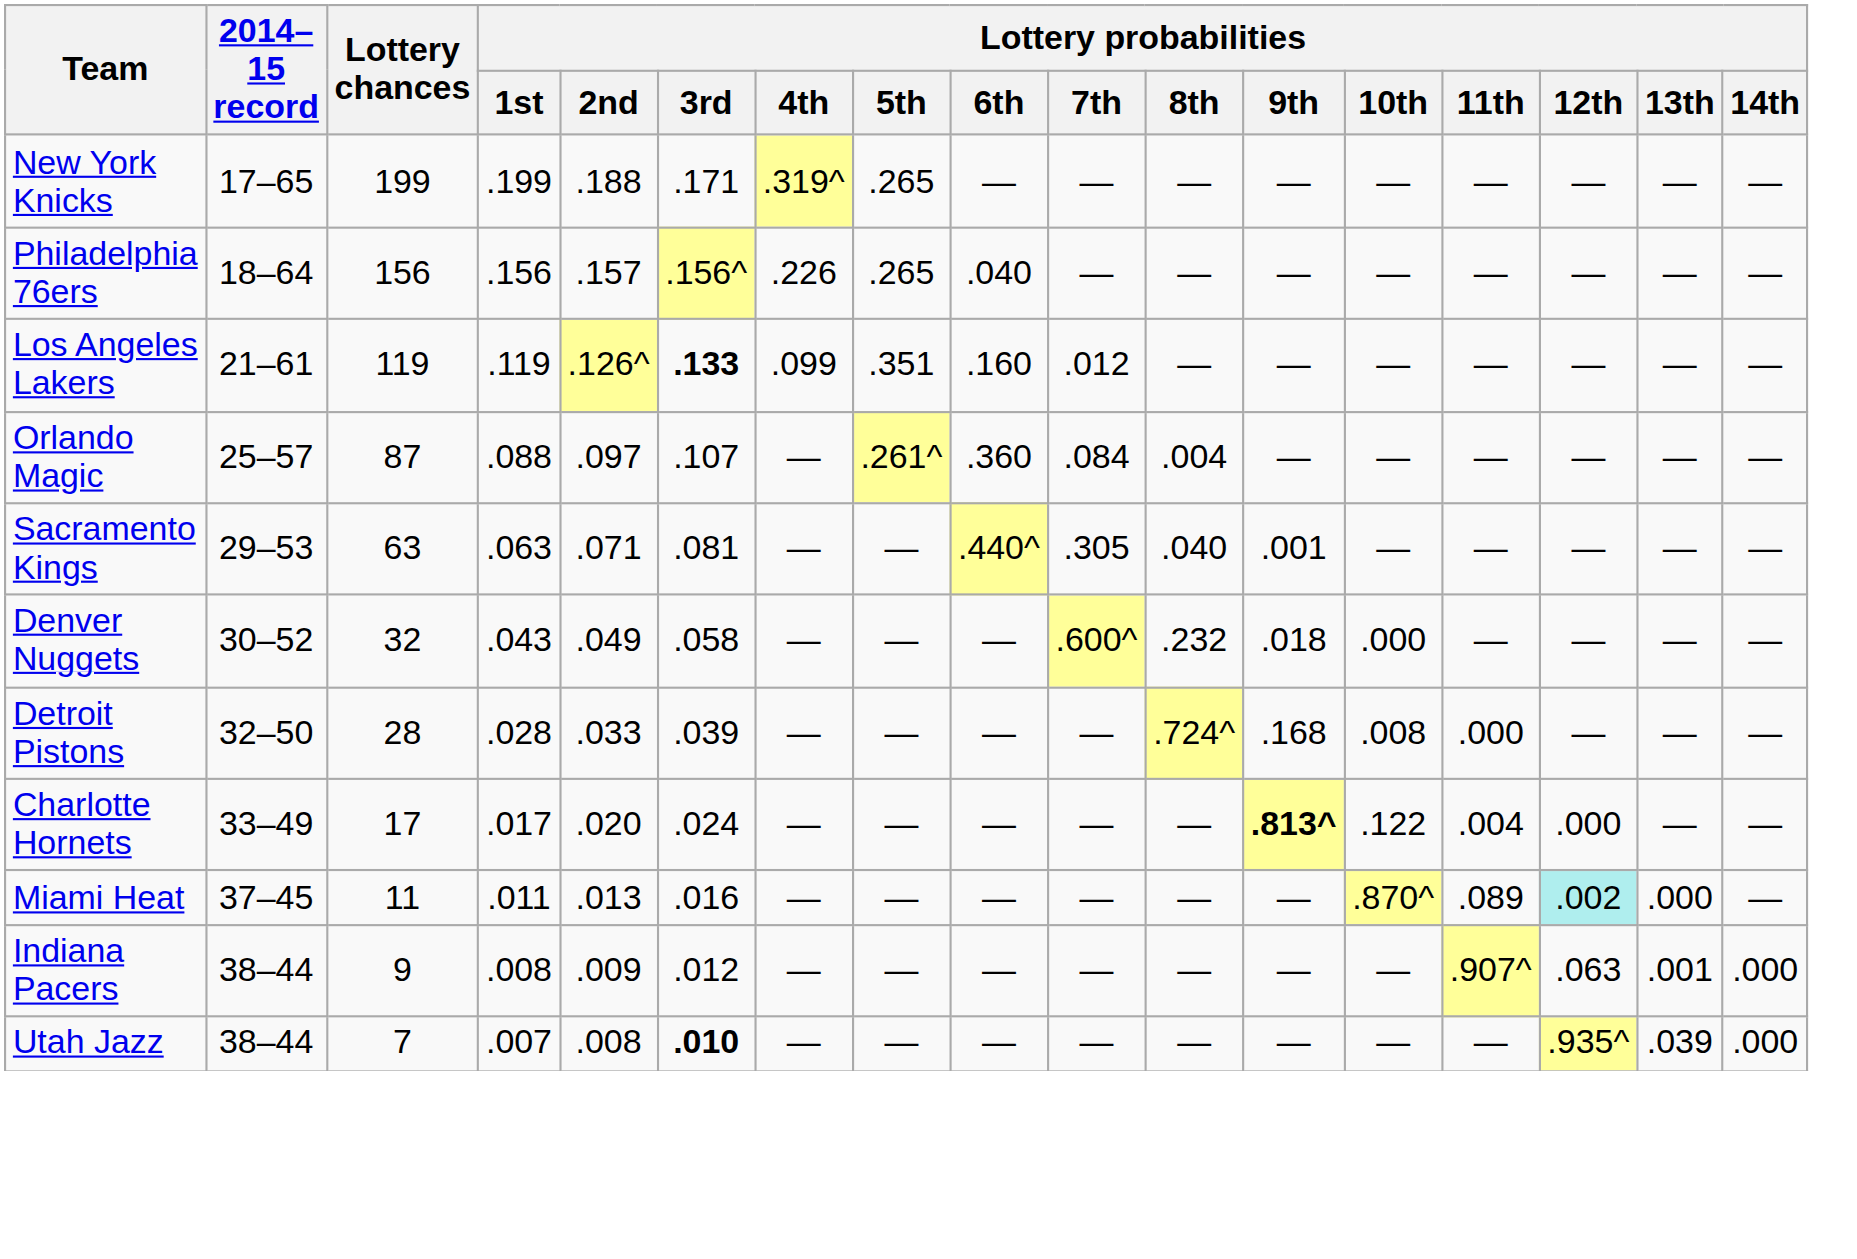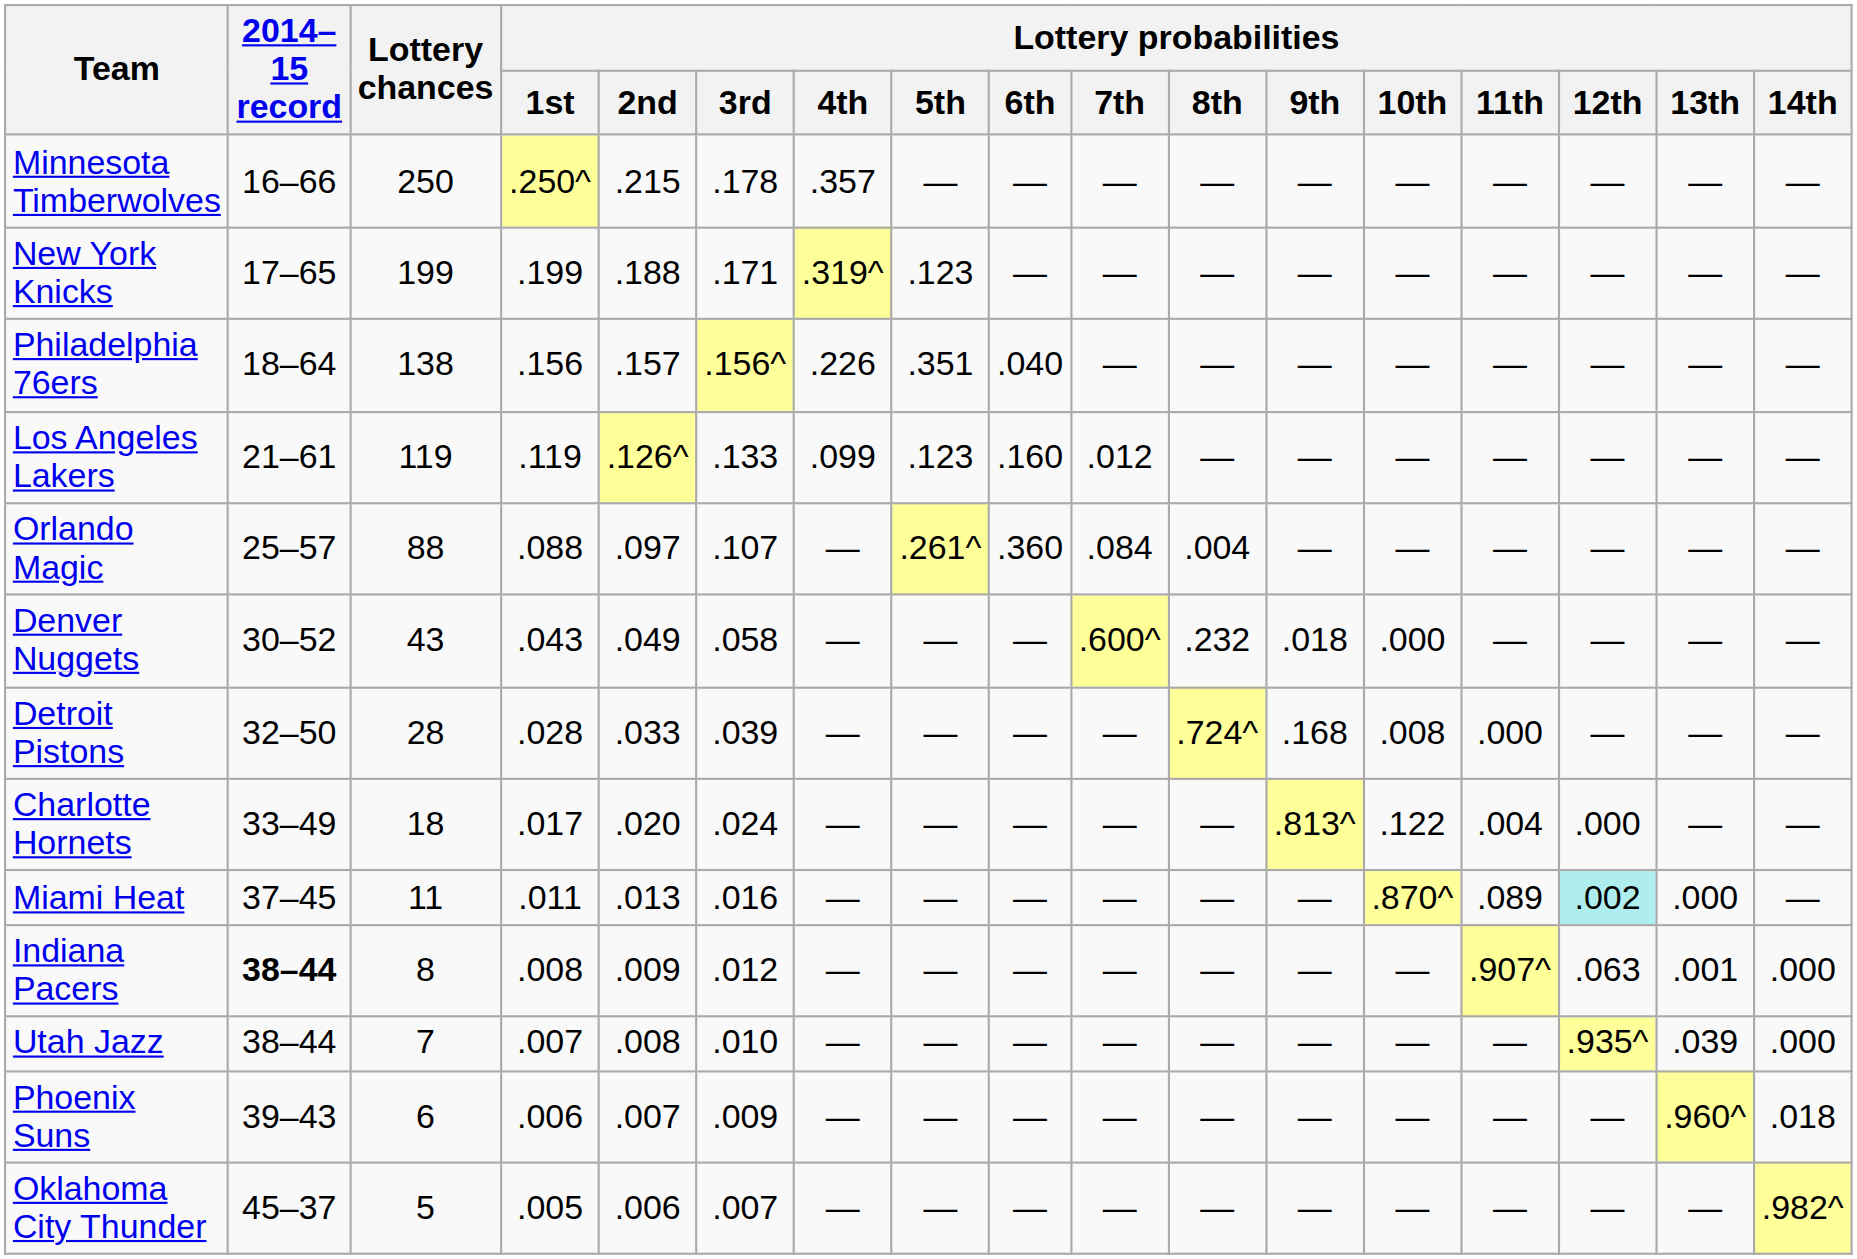+ row: (117, 180)
(901, 180) .265 -> (940, 272) .123
(402, 272) 156 -> (426, 364) 138
(901, 272) .265 -> (940, 364) .351
(706, 364) bold -> (745, 456) normal
(901, 364) .351 -> (940, 456) .123
(402, 456) 87 -> (426, 548) 88
- row: (104, 548)
(402, 640) 32 -> (426, 640) 43
(402, 824) 17 -> (426, 824) 18
(1294, 824) bold -> (1315, 824) normal
(266, 970) normal -> (289, 970) bold
(402, 970) 9 -> (426, 970) 8
(706, 1042) bold -> (745, 1042) normal
+ row: (74, 1115)
+ row: (110, 1207)
